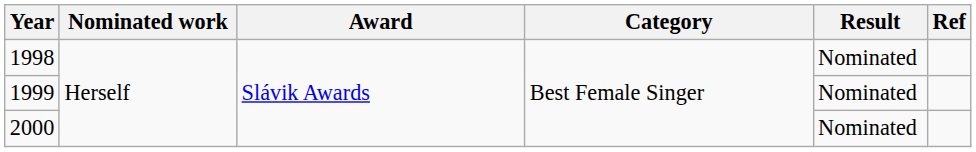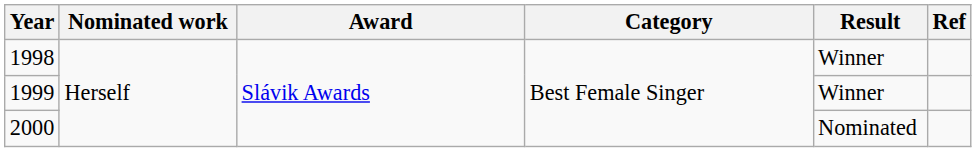(868, 57) Nominated -> (851, 57) Winner
(868, 92) Nominated -> (851, 92) Winner
